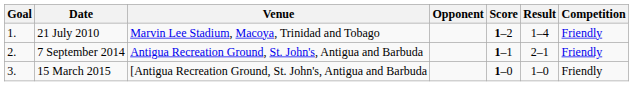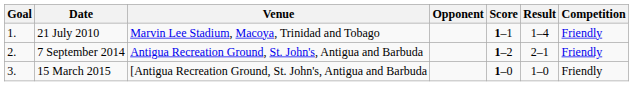(504, 33) 1–2 -> (504, 33) 1–1
(504, 52) 1–1 -> (504, 52) 1–2
